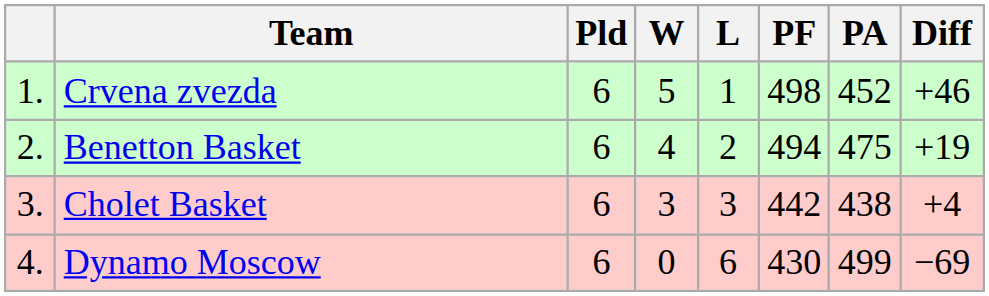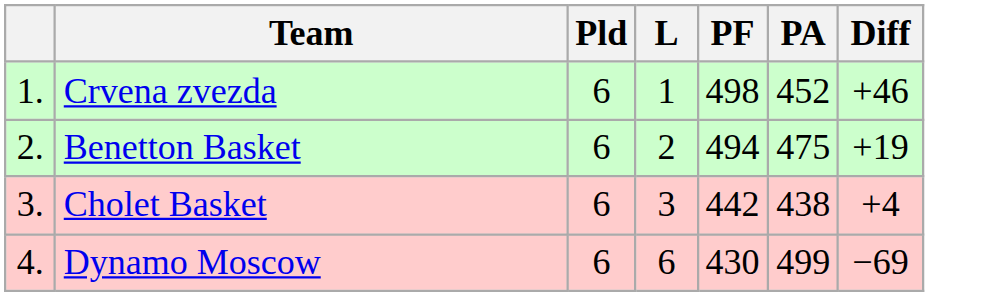- column: (666, 33)
